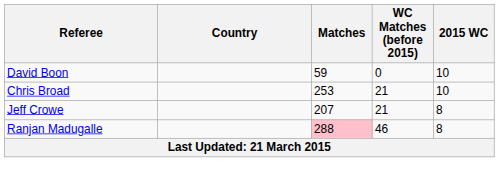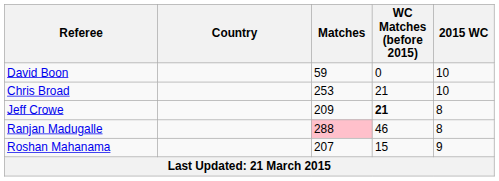(324, 110) 207 -> (324, 110) 209
(382, 110) normal -> (382, 110) bold
+ row: (59, 147)
